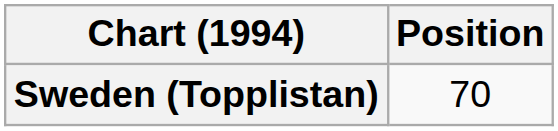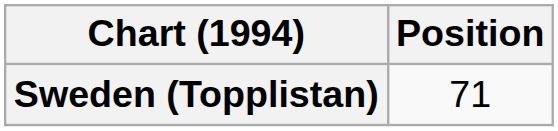(470, 93) 70 -> (470, 93) 71
